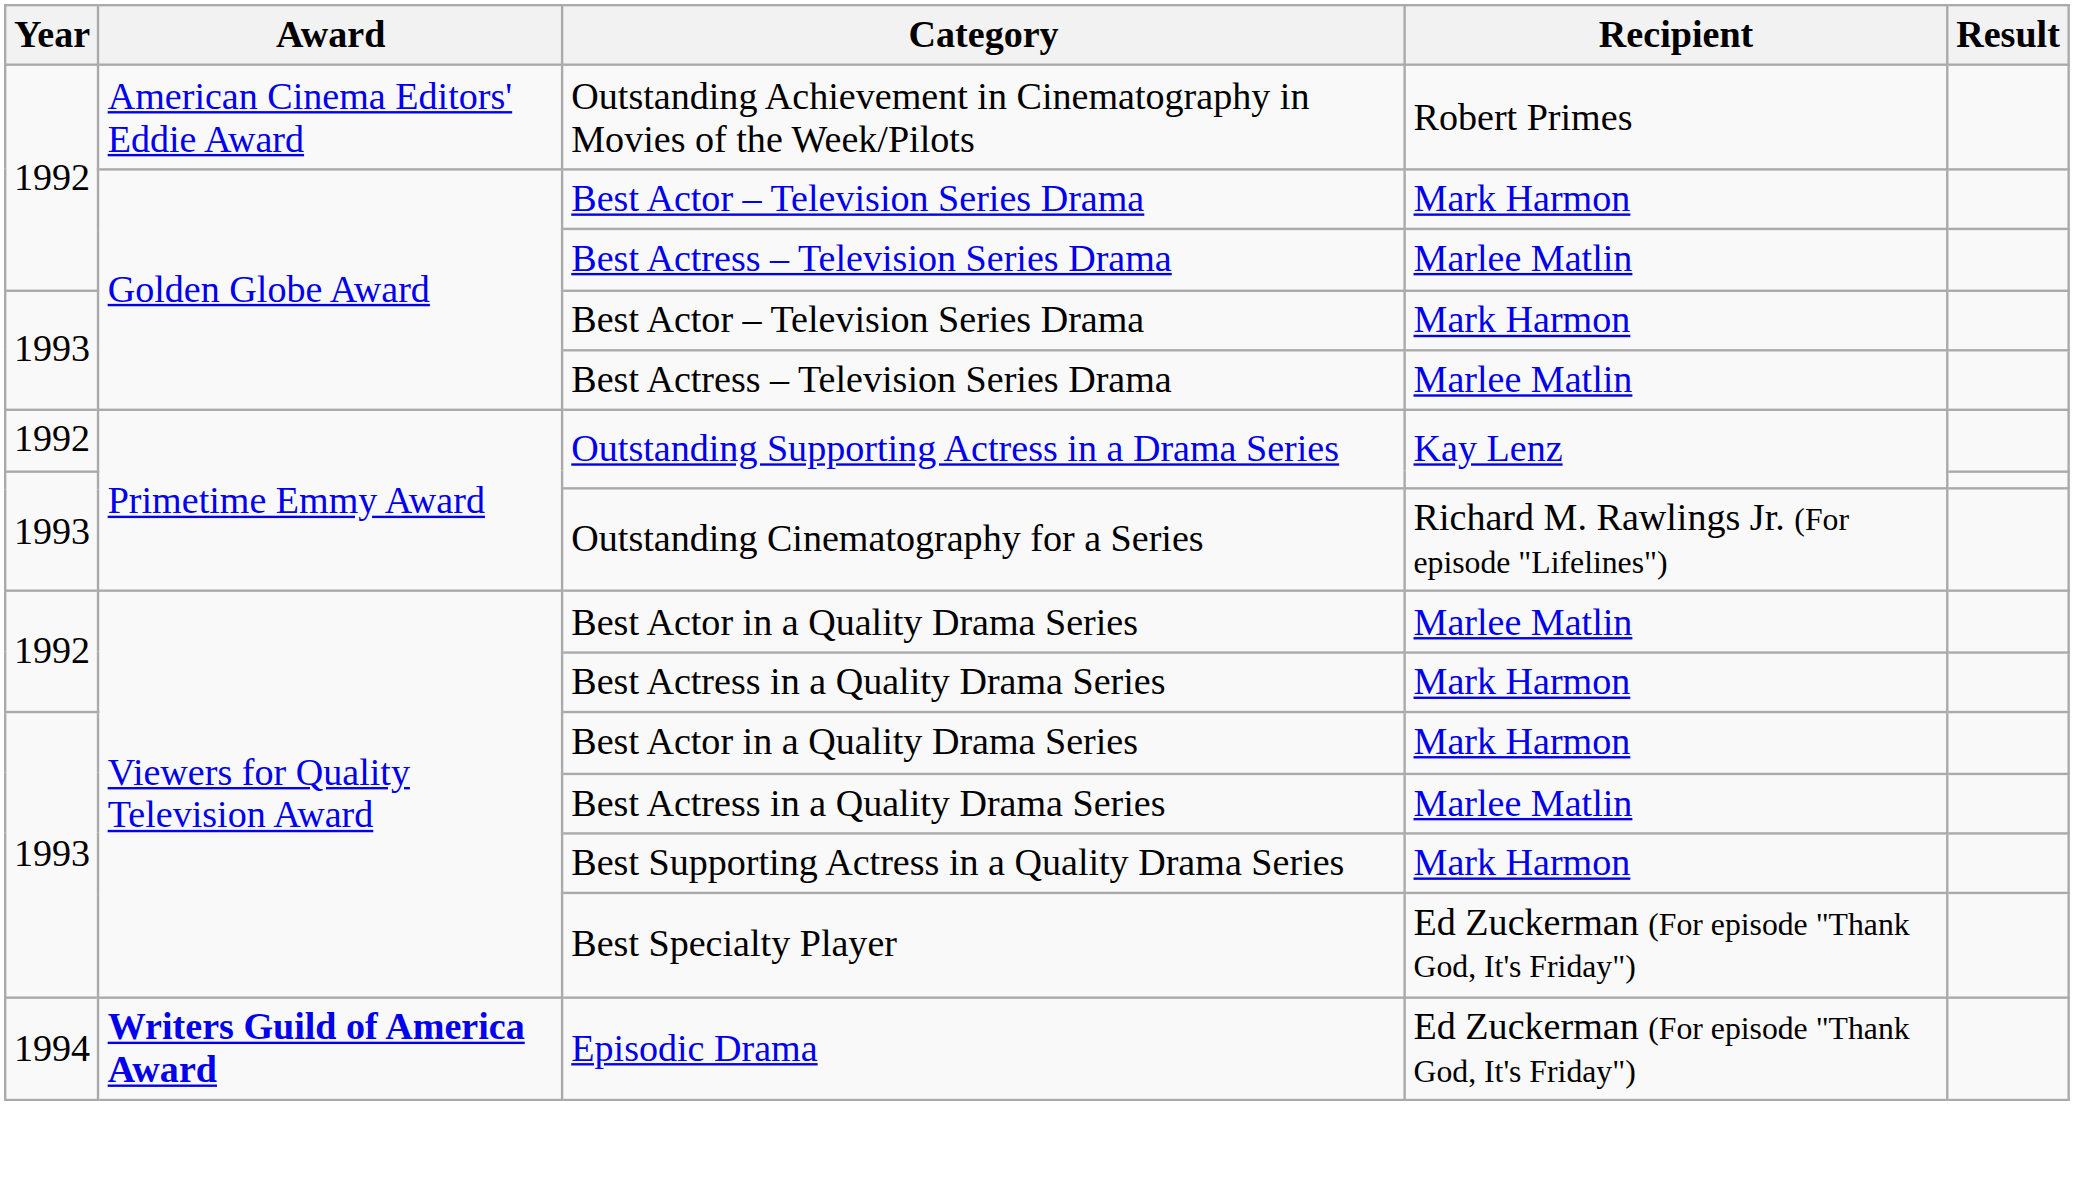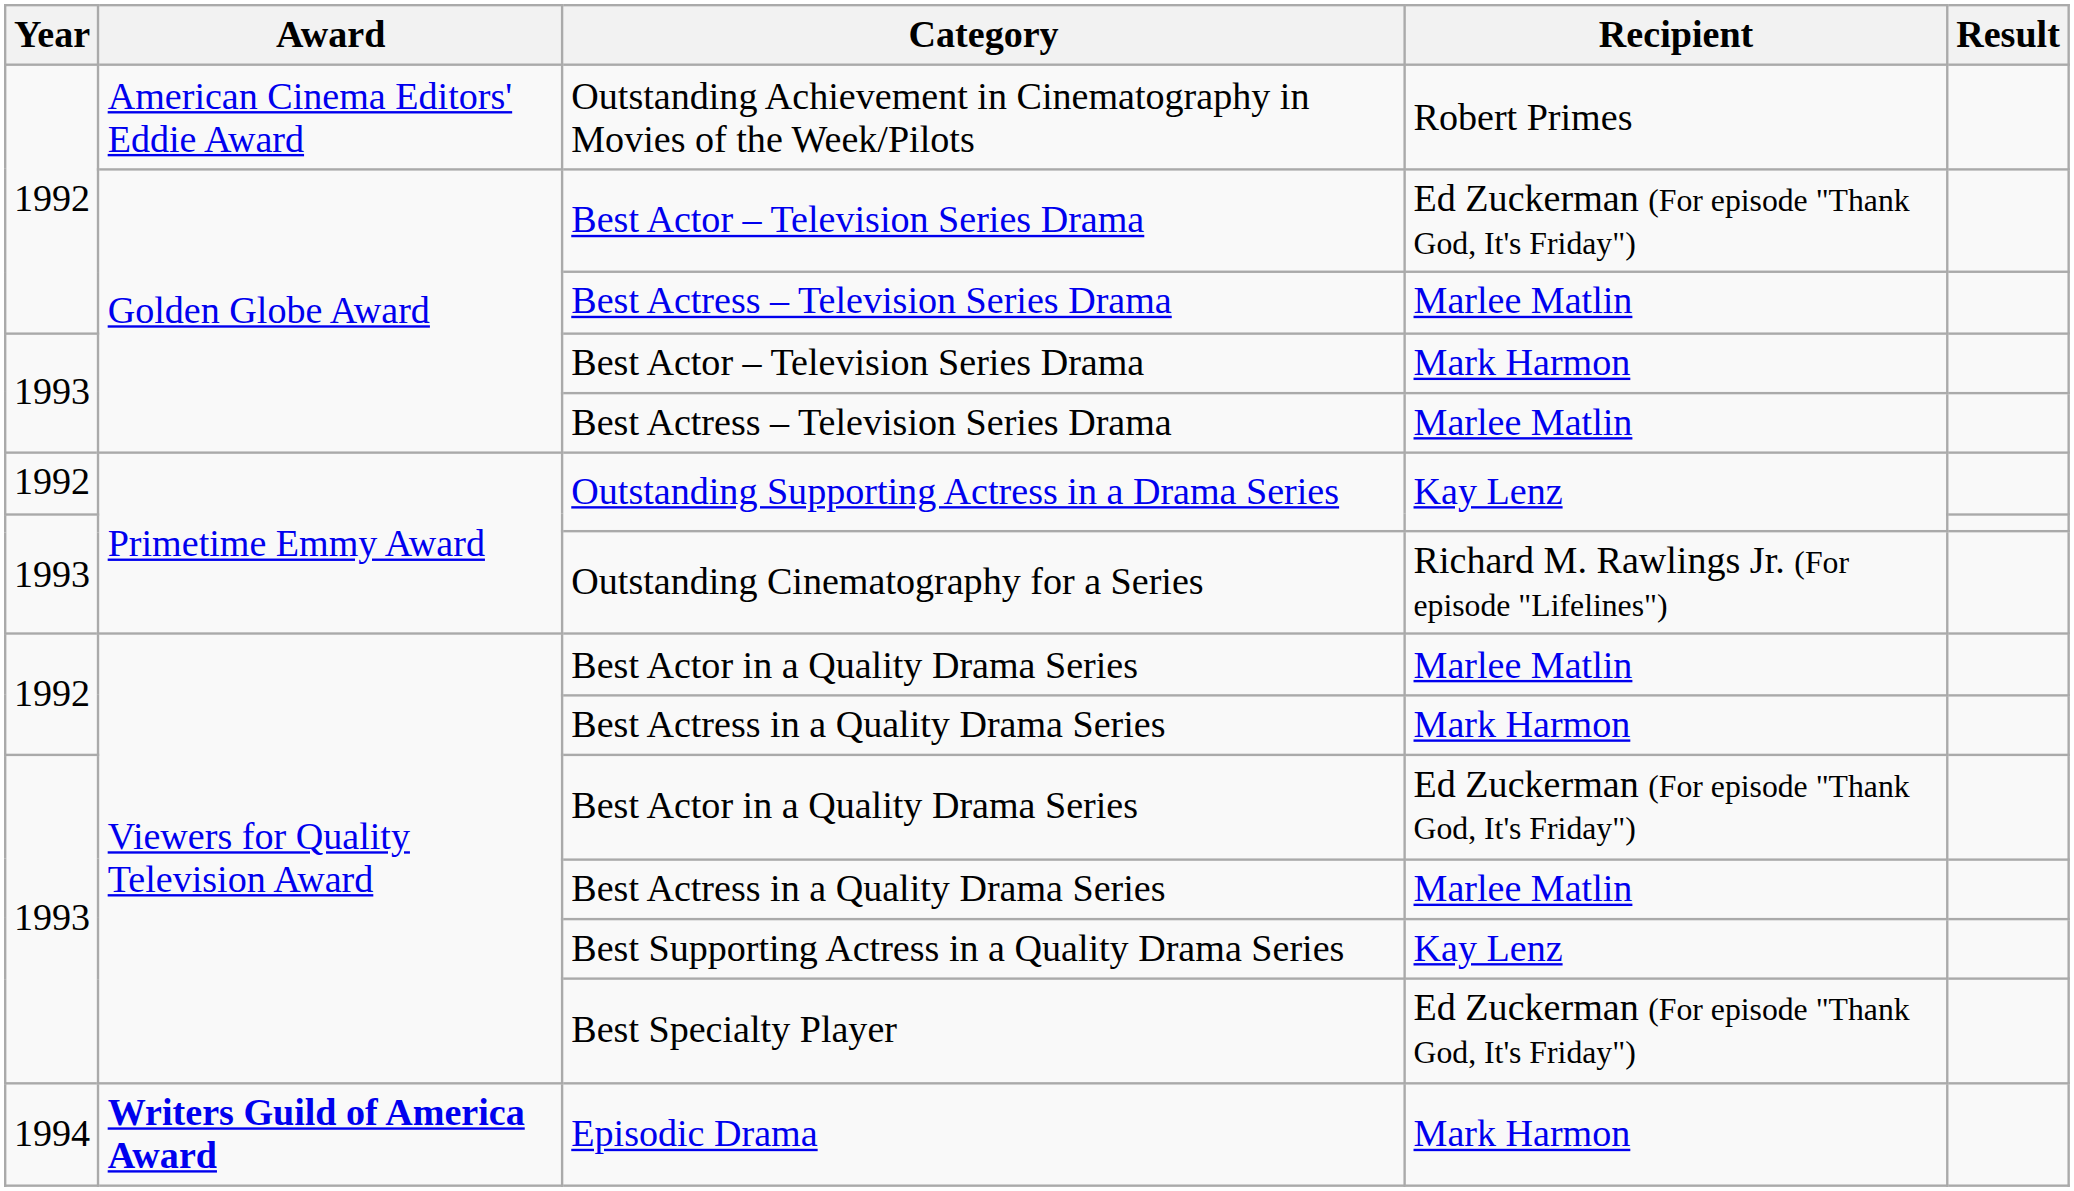(1522, 198) Mark Harmon -> (1662, 219) Ed Zuckerman (For episode "Thank God, It's Friday")
(1522, 741) Mark Harmon -> (1662, 806) Ed Zuckerman (For episode "Thank God, It's Friday")
(1522, 862) Mark Harmon -> (1488, 948) Kay Lenz
(1662, 1047) Ed Zuckerman (For episode "Thank God, It's Friday") -> (1522, 1133) Mark Harmon
